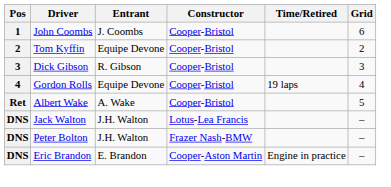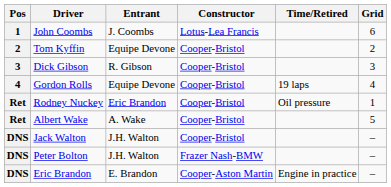(202, 31) Cooper-Bristol -> (219, 31) Lotus-Lea Francis
+ row: (68, 102)
(209, 120) Lotus-Lea Francis -> (212, 138) Cooper-Bristol
